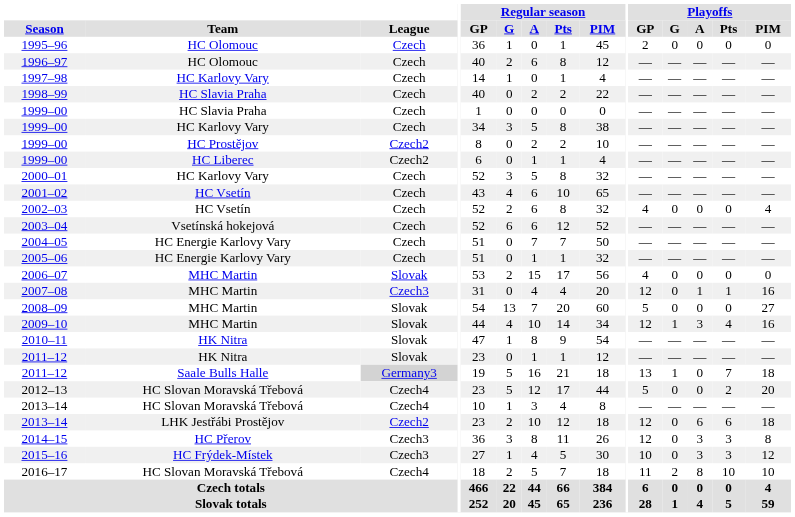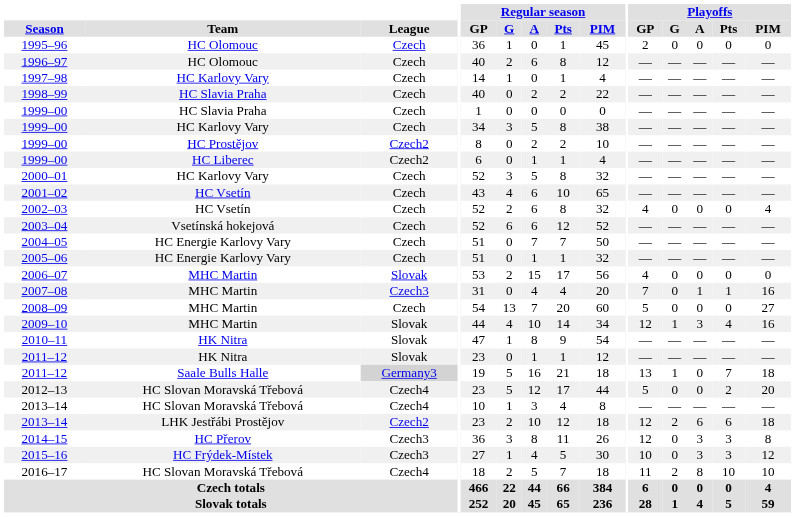(645, 291) 12 -> (645, 291) 7
(409, 307) Slovak -> (409, 307) Czech
(675, 422) 0 -> (675, 422) 2
